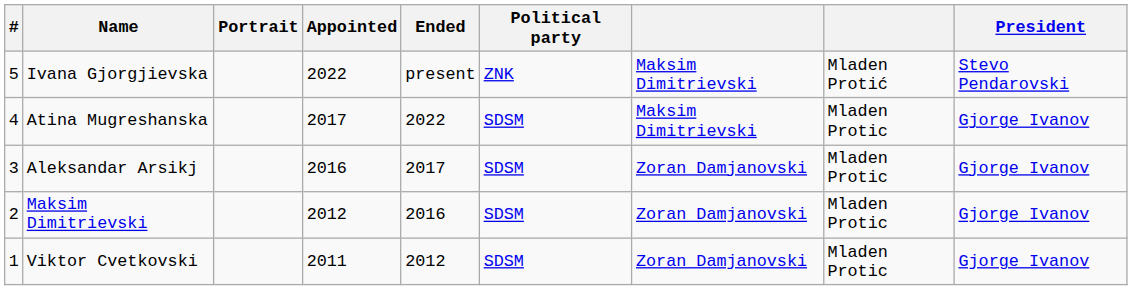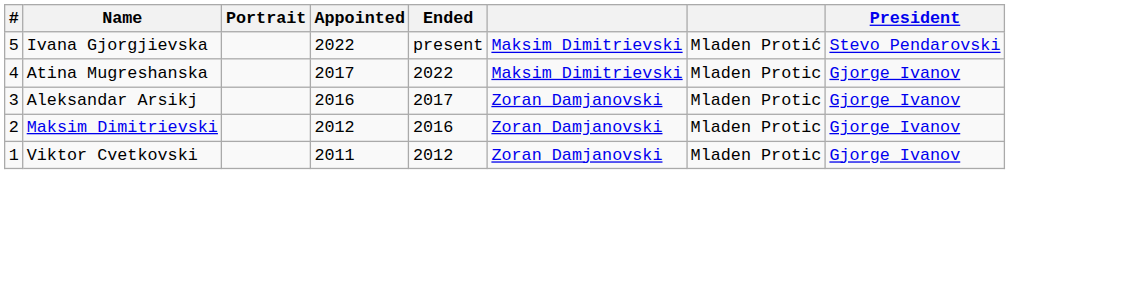- column: (556, 28)
